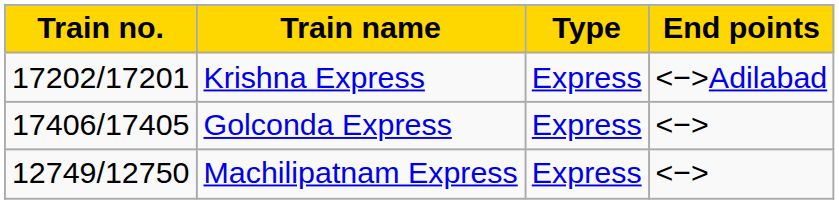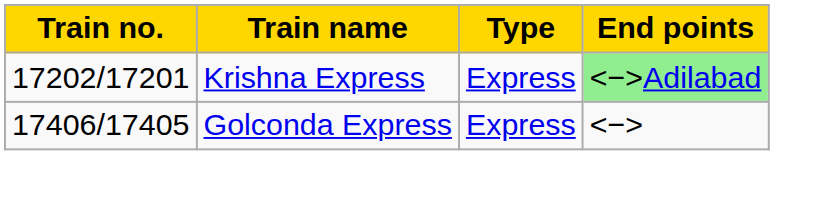(741, 76) no background -> (676, 76) lightgreen background
- row: (361, 173)
